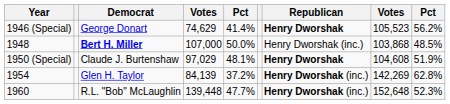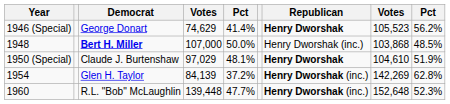(391, 60) 104,608 -> (391, 60) 104,610
